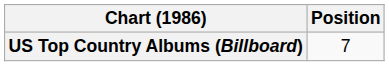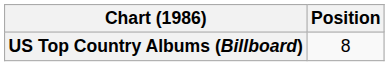(346, 46) 7 -> (346, 46) 8
